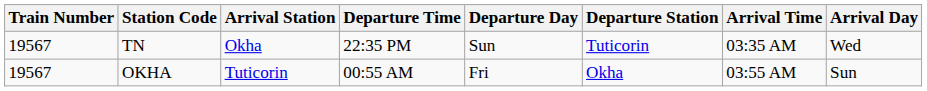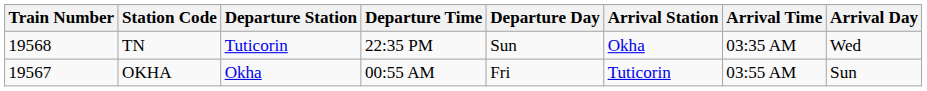columns swapped: (652, 18) <-> (280, 18)
(30, 45) 19567 -> (30, 45) 19568
